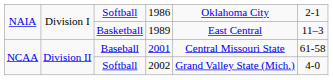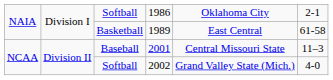(313, 30) 11–3 -> (313, 30) 61-58
(313, 48) 61-58 -> (313, 48) 11–3
